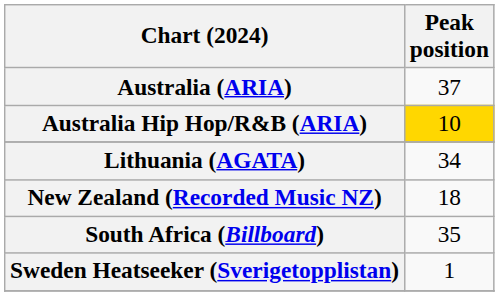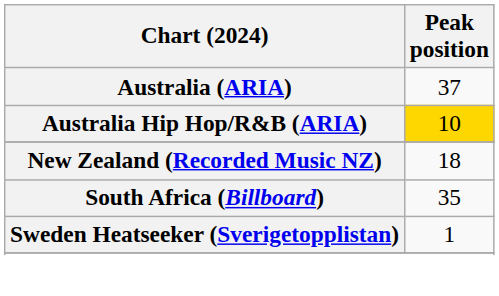- row: (205, 160)
